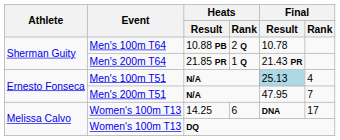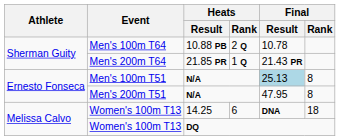(310, 78) 4 -> (310, 78) 8
(310, 95) 7 -> (310, 95) 8
(313, 111) 17 -> (313, 111) 18
